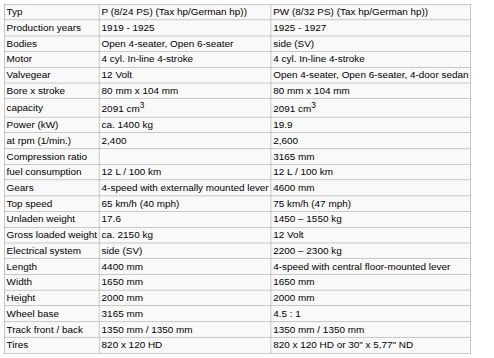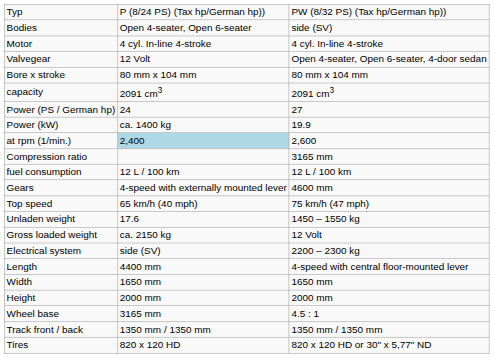- row: (44, 28)
+ row: (61, 109)
(114, 140) no background -> (132, 140) lightblue background
